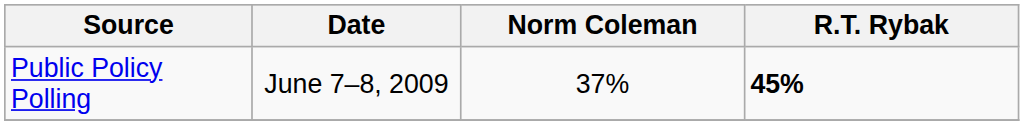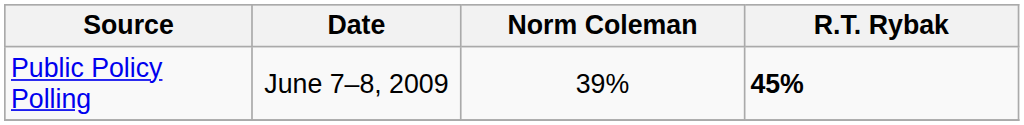(602, 83) 37% -> (602, 83) 39%
